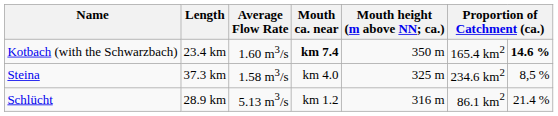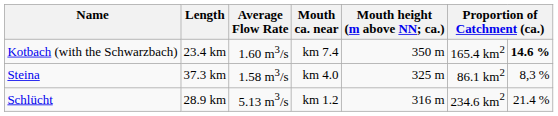(320, 51) bold -> (320, 51) normal
(478, 75) 234.6 km2 -> (481, 75) 86.1 km2
(535, 75) 8,5 % -> (535, 75) 8,3 %
(481, 99) 86.1 km2 -> (478, 99) 234.6 km2
